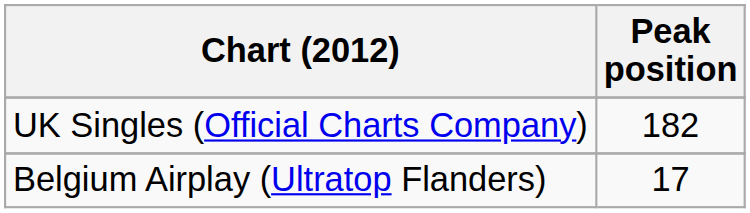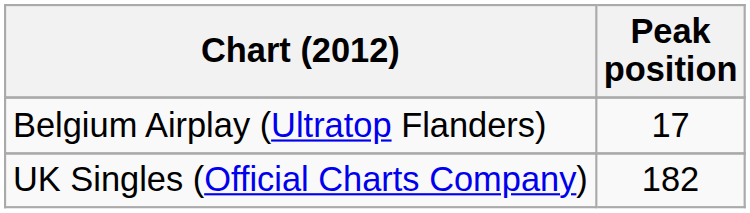rows swapped: (280, 179) <-> (300, 125)
